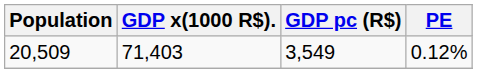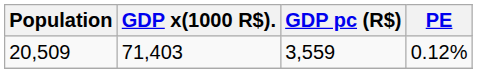(310, 52) 3,549 -> (310, 52) 3,559
